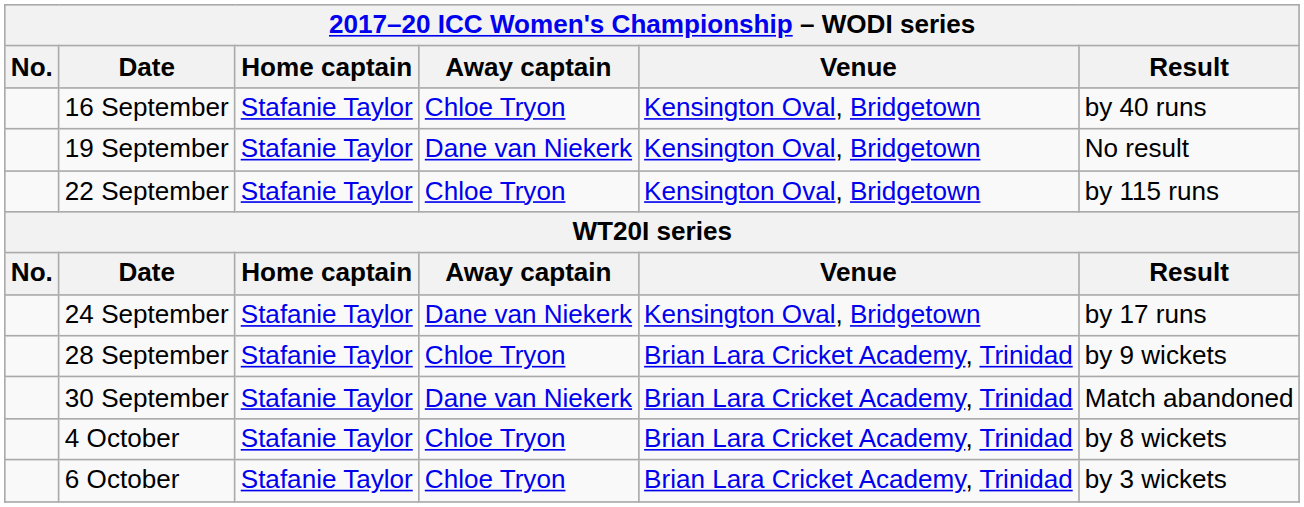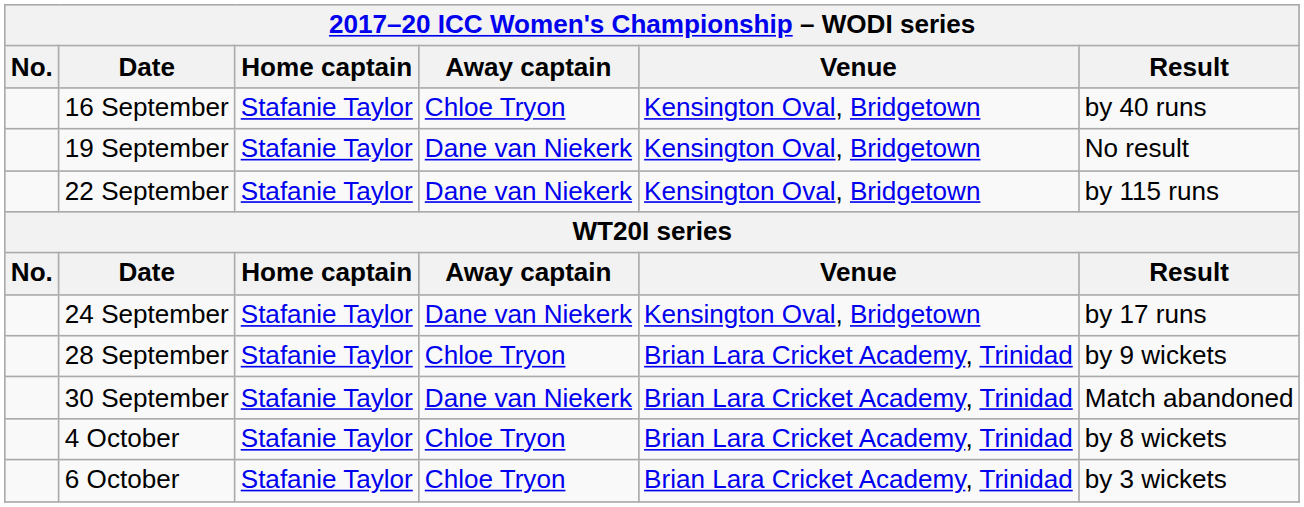(495, 190) Chloe Tryon -> (528, 190) Dane van Niekerk
